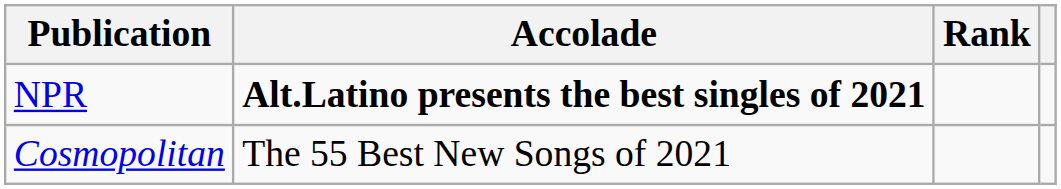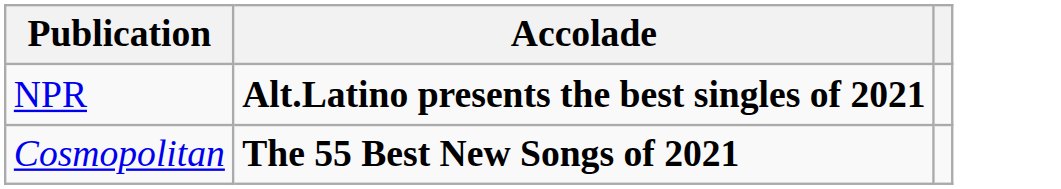- column: (987, 34)
(487, 153) normal -> (491, 153) bold
